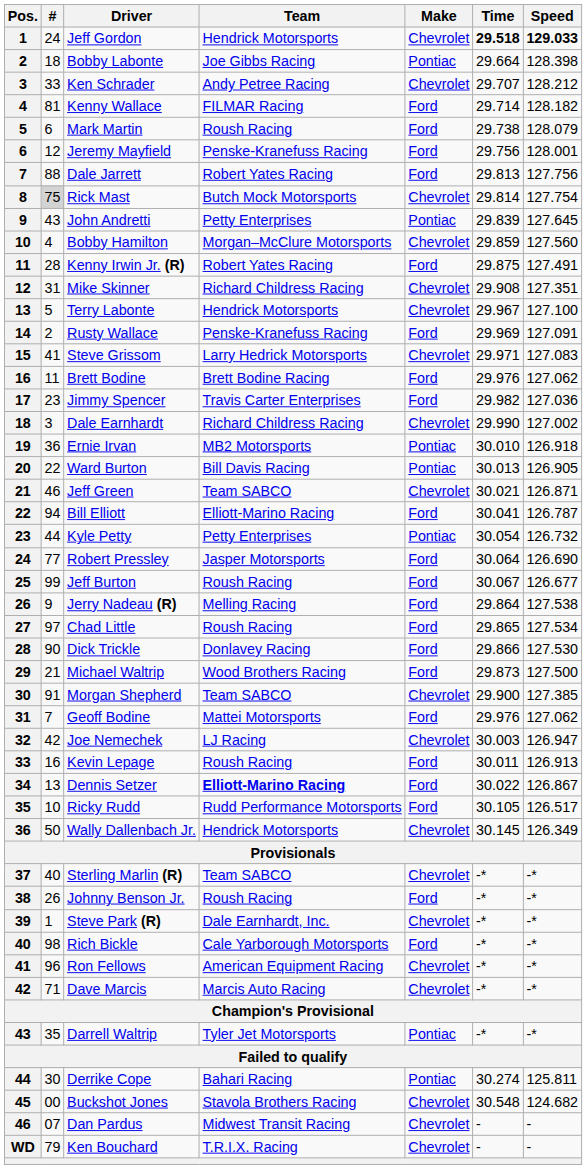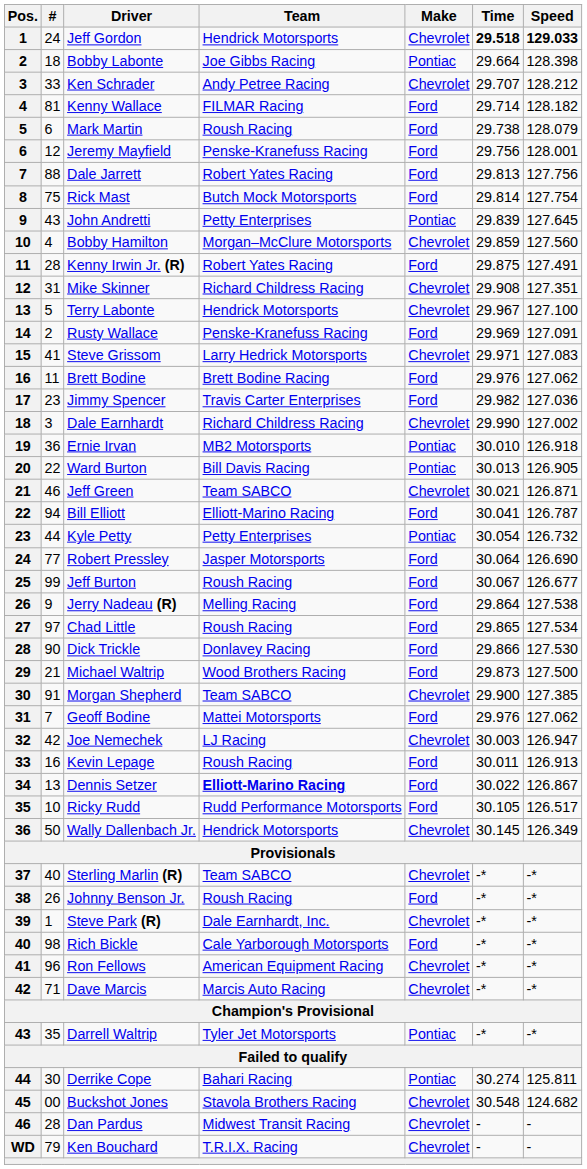(53, 197) lightgrey background -> (53, 197) no background
(439, 197) Chevrolet -> (423, 197) Ford
(53, 1124) 07 -> (53, 1124) 28
